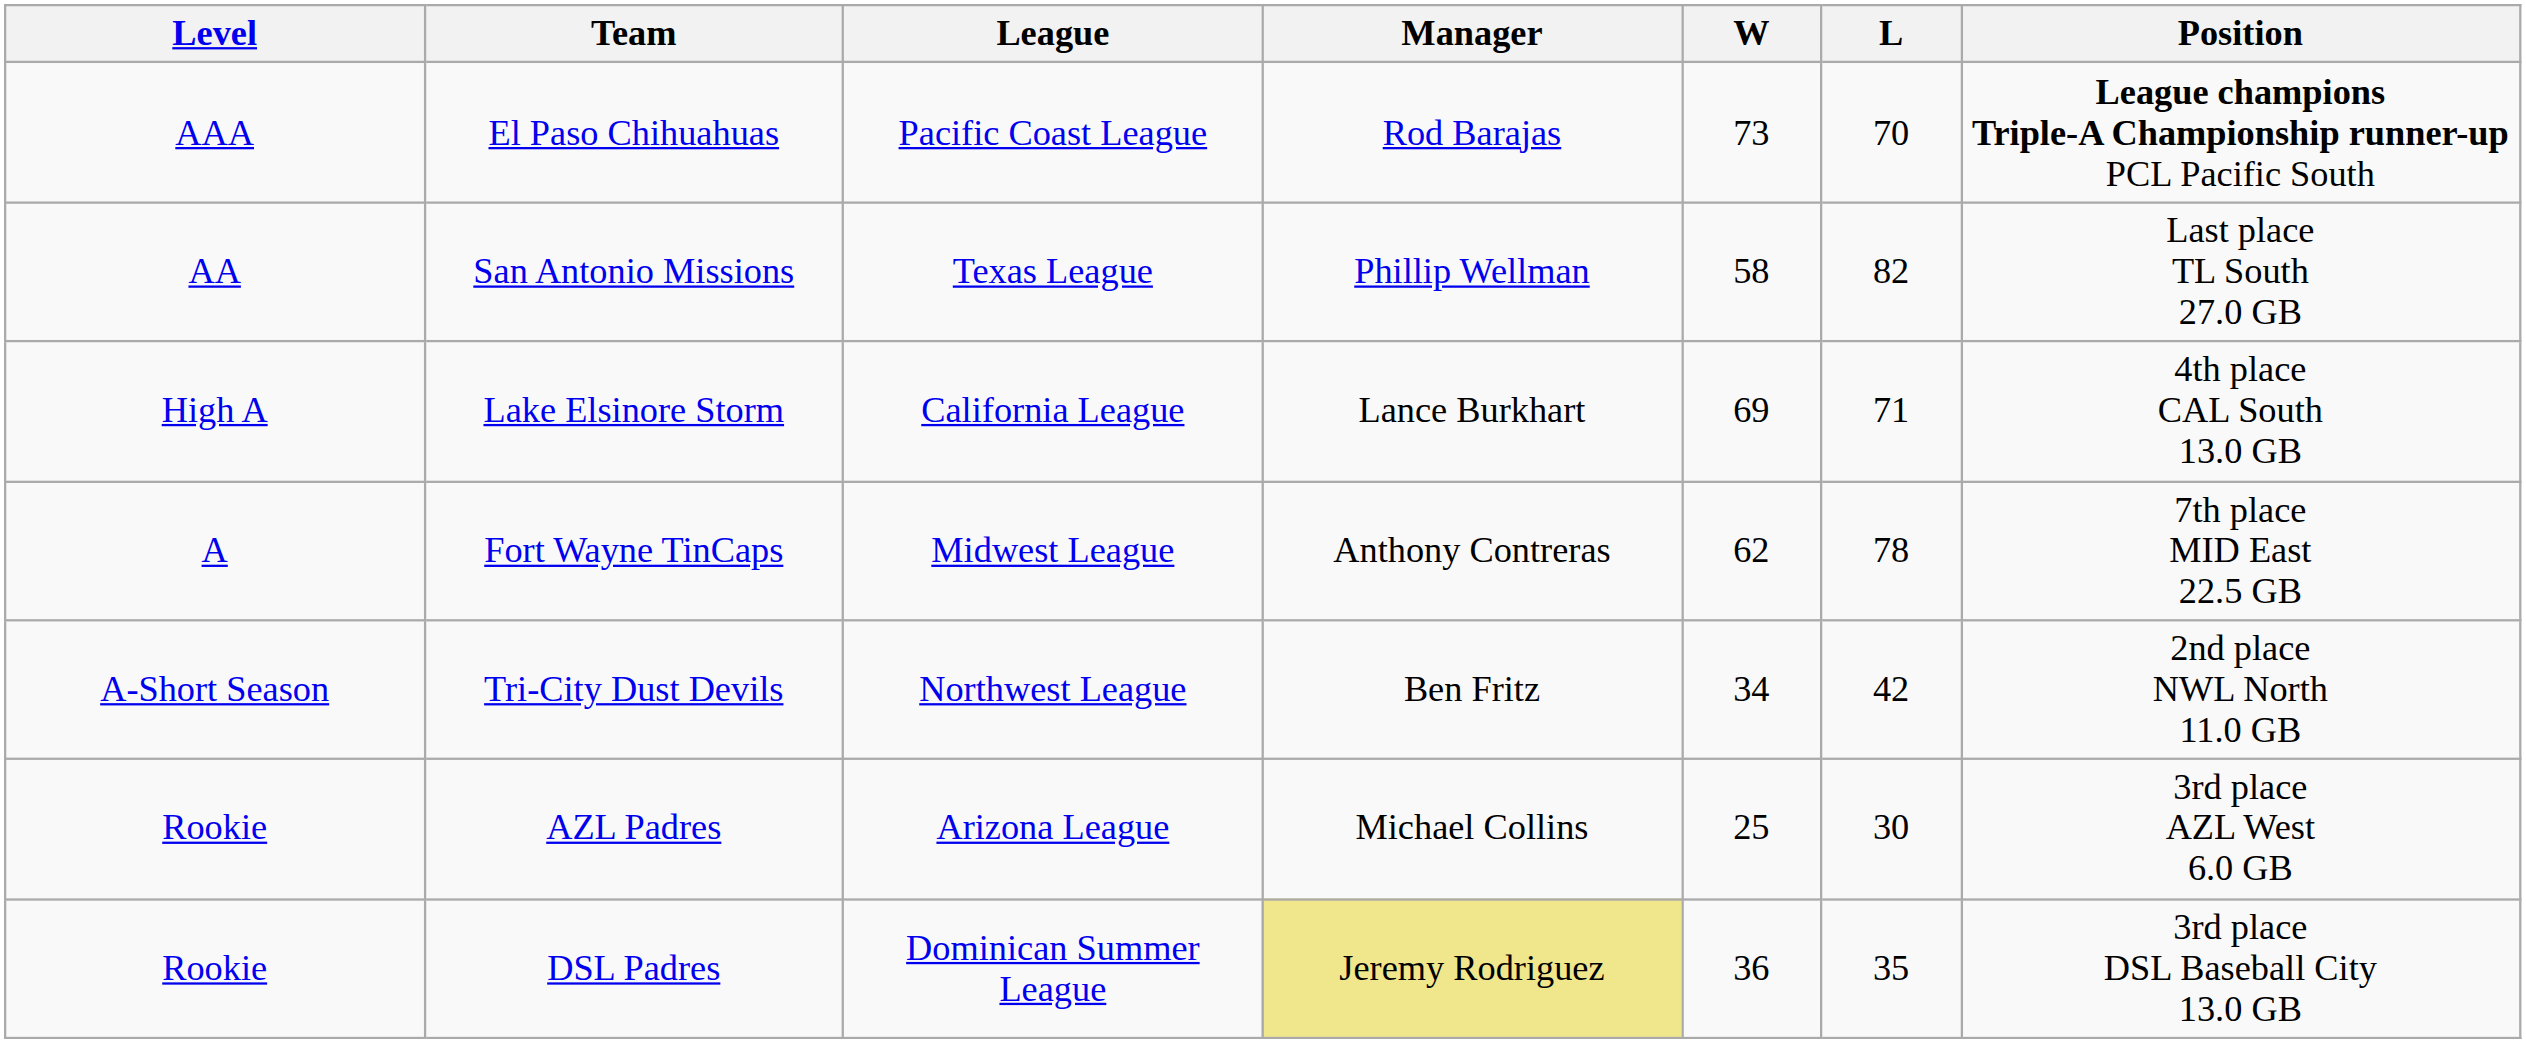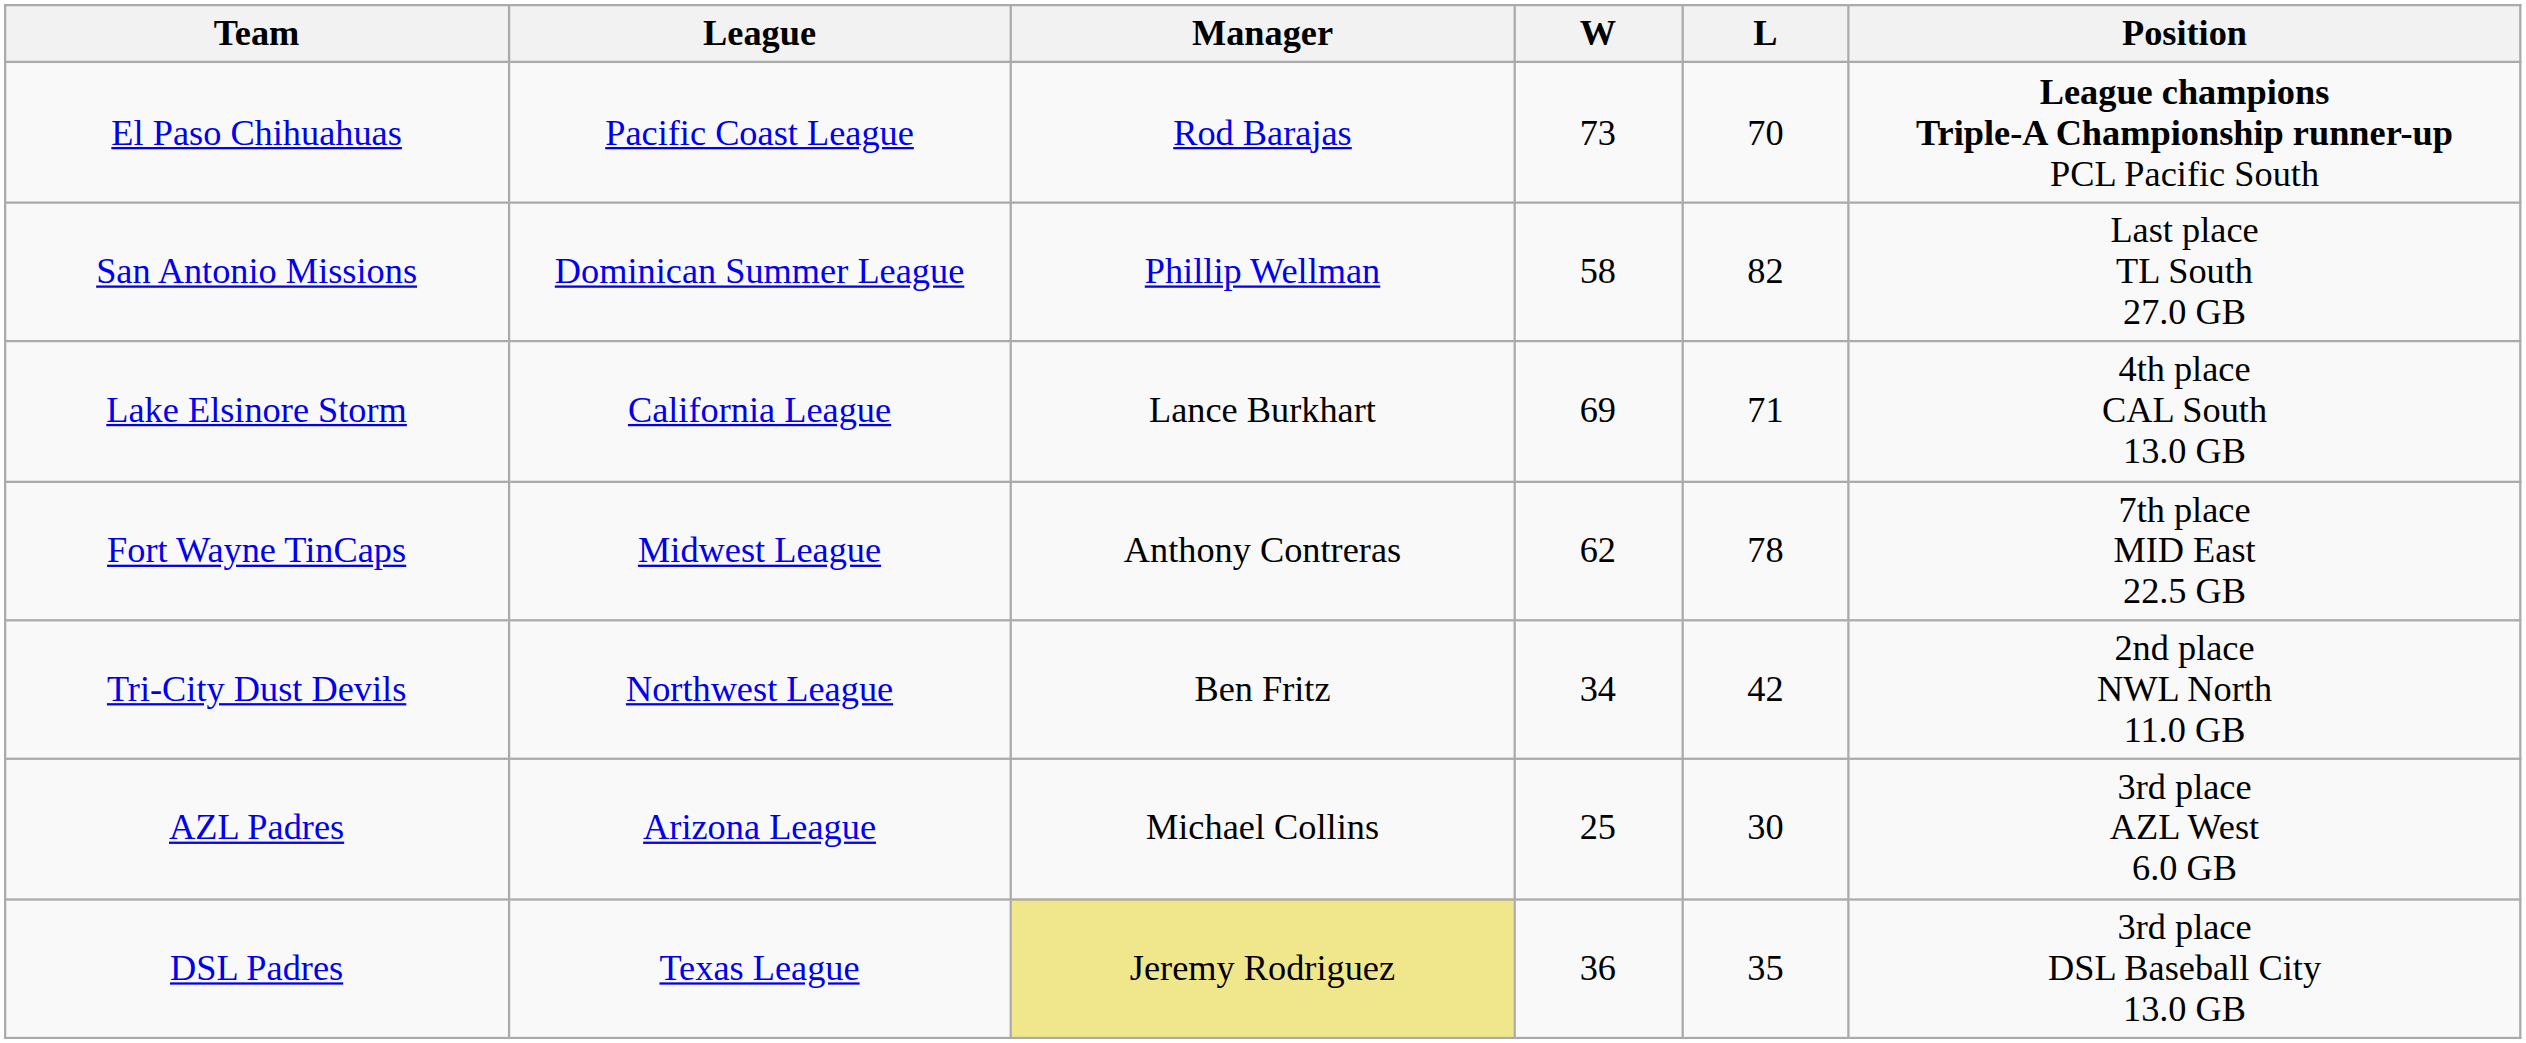- column: (215, 33)
(1053, 271) Texas League -> (760, 271) Dominican Summer League
(1053, 967) Dominican Summer League -> (760, 967) Texas League
